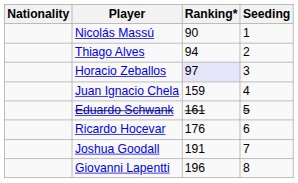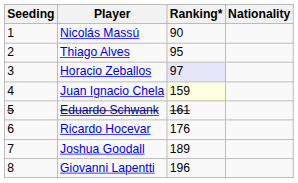columns swapped: (38, 14) <-> (267, 14)
(191, 52) 94 -> (177, 52) 95
(195, 91) no background -> (180, 91) lightyellow background
(195, 149) 191 -> (180, 149) 189
